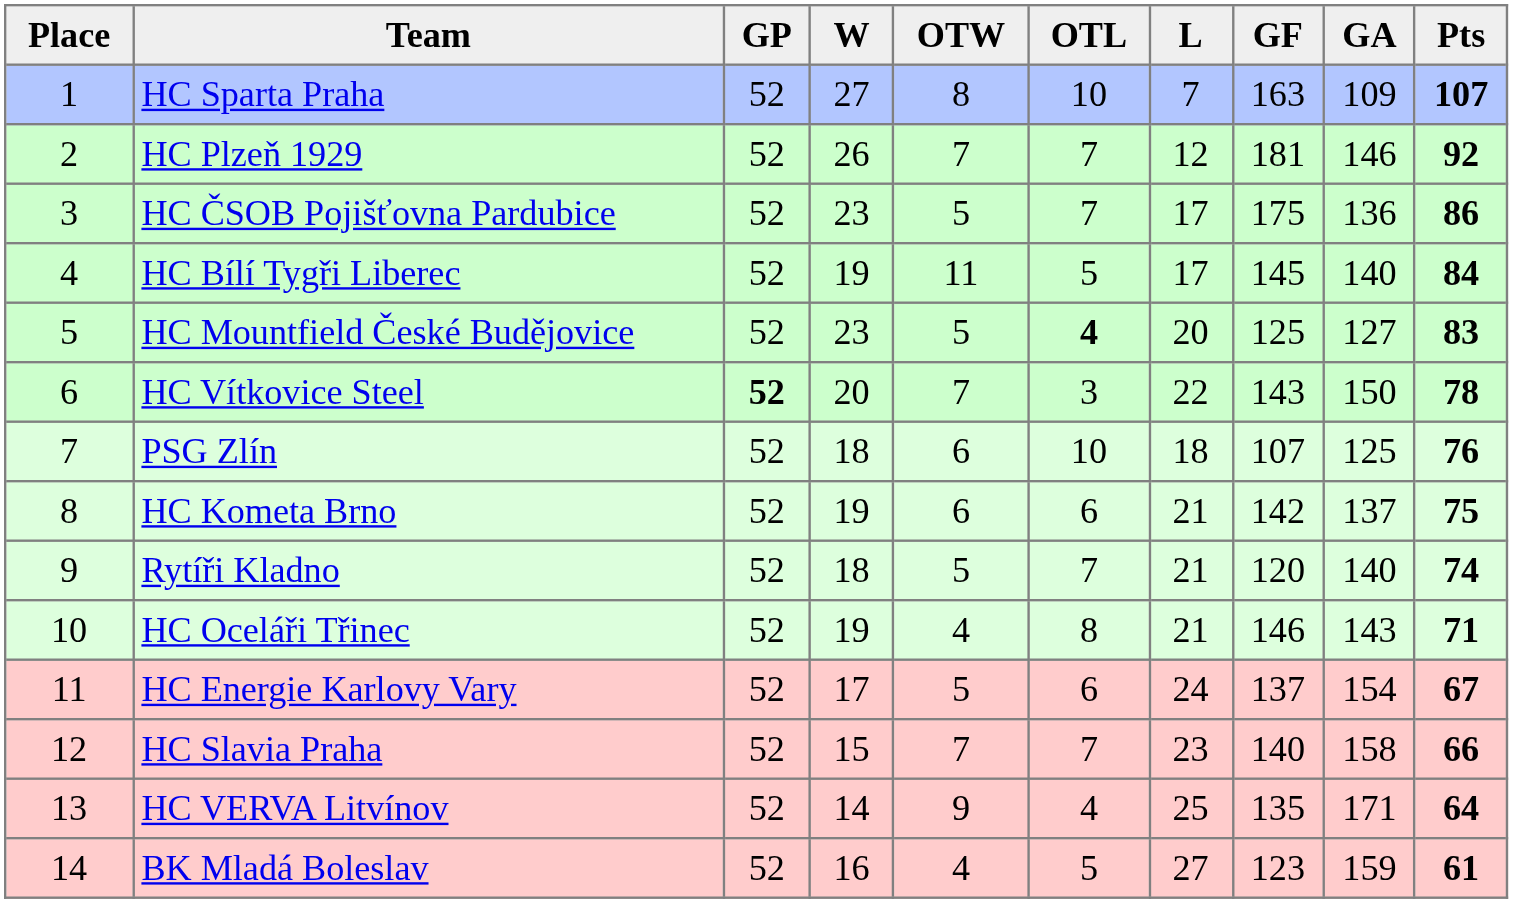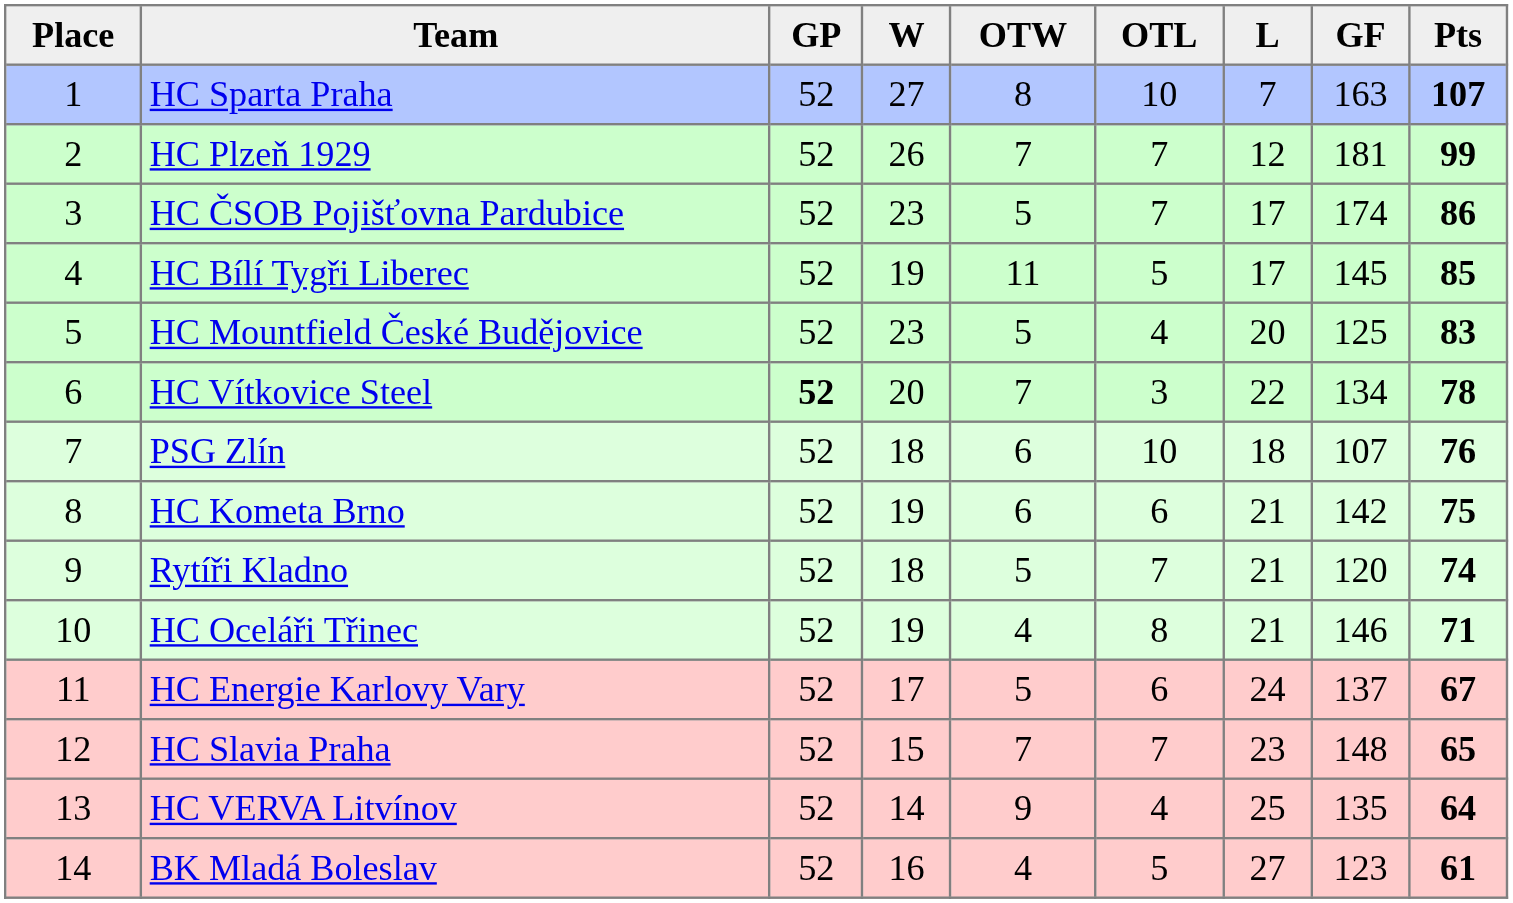- column: (1369, 34)
(1461, 153) 92 -> (1458, 153) 99
(1278, 212) 175 -> (1360, 212) 174
(1461, 272) 84 -> (1458, 272) 85
(1089, 331) bold -> (1159, 331) normal
(1278, 391) 143 -> (1360, 391) 134
(1278, 748) 140 -> (1360, 748) 148
(1461, 748) 66 -> (1458, 748) 65
